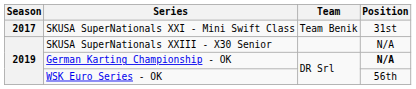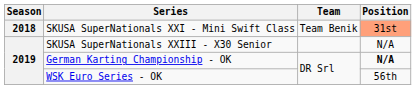(24, 29) 2017 -> (24, 29) 2018
(385, 29) no background -> (385, 29) lightsalmon background
